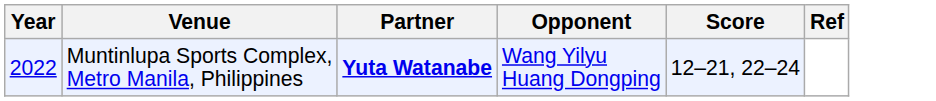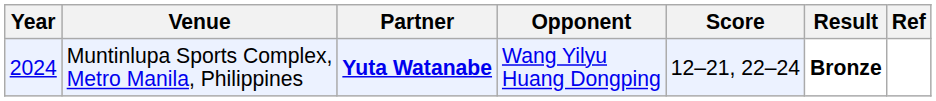+ column: (846, 22)
(33, 67) 2022 -> (33, 67) 2024
